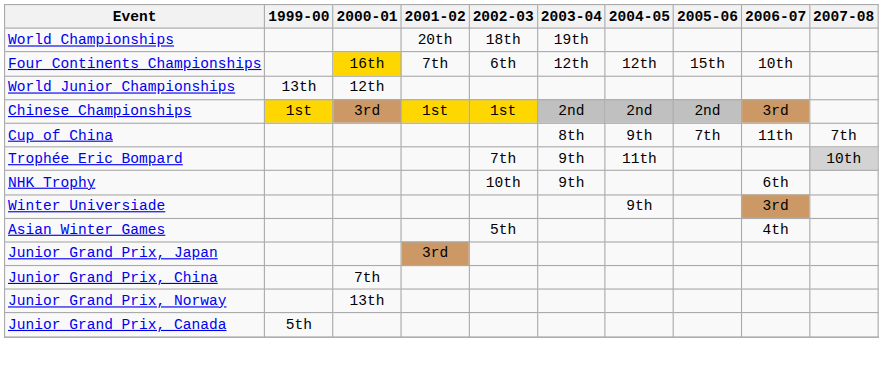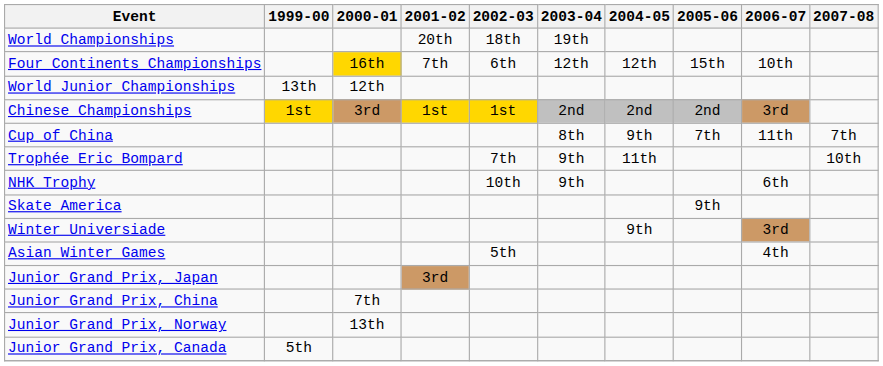(844, 159) lightgrey background -> (844, 159) no background
+ row: (65, 206)
